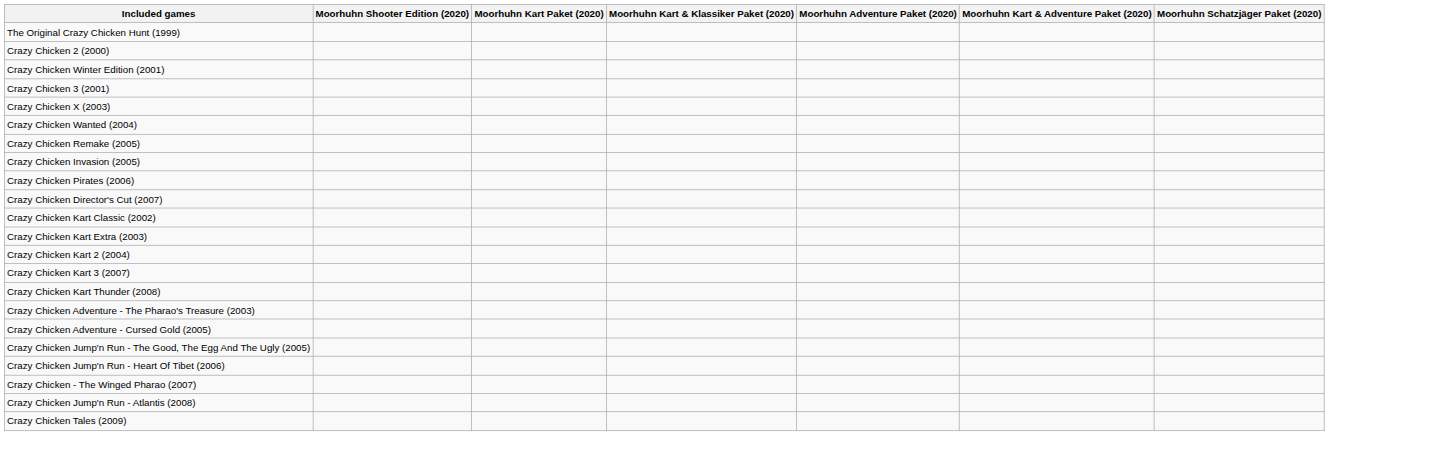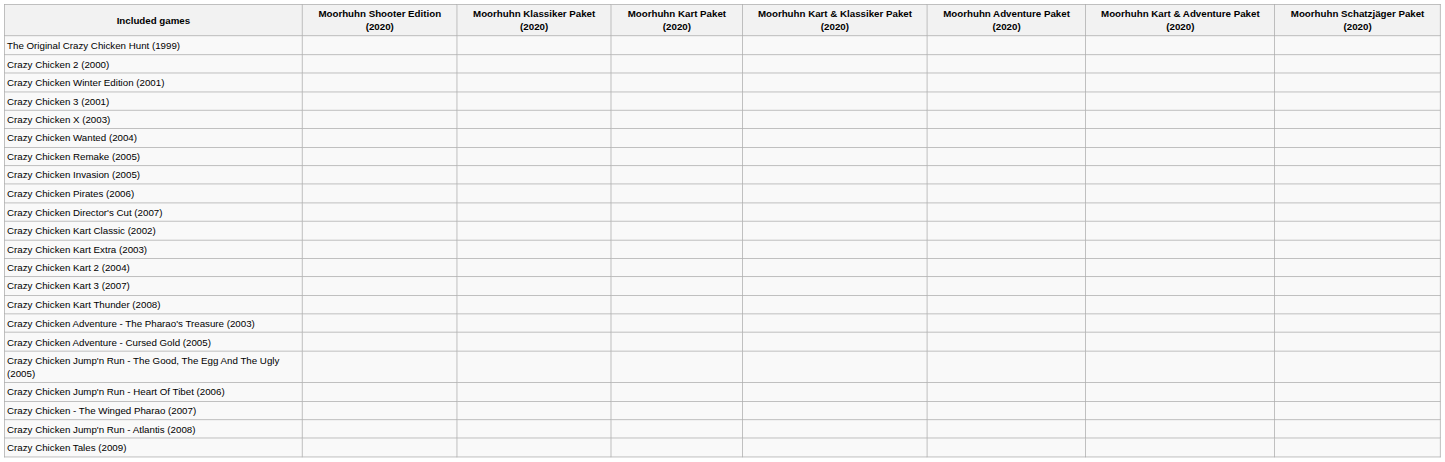+ column: (534, 21)
